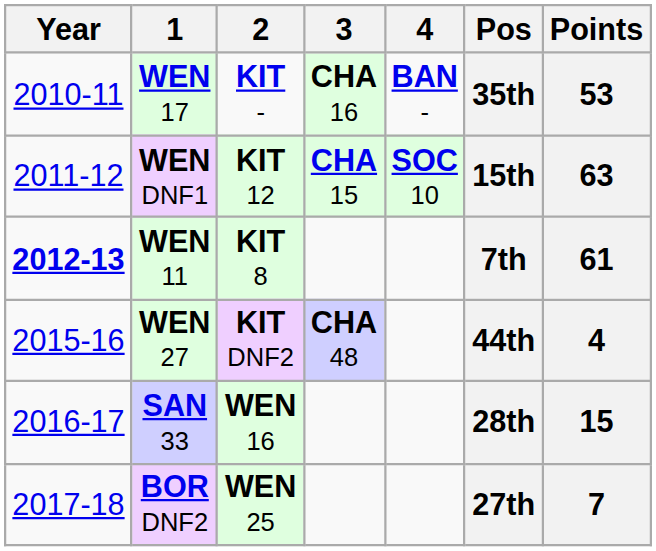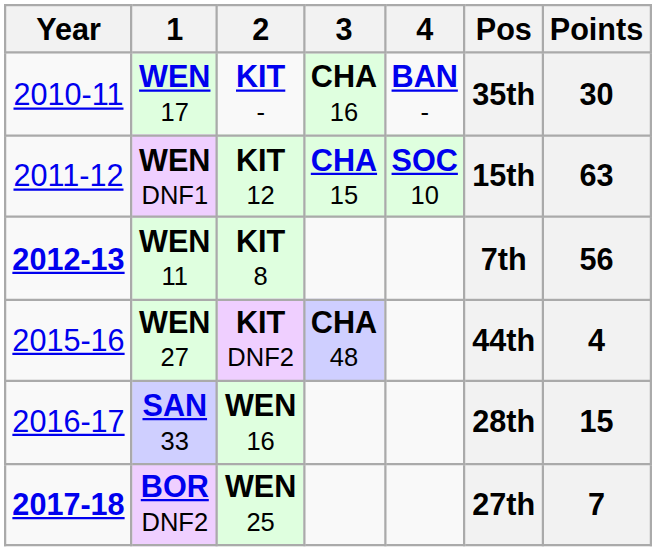(596, 94) 53 -> (596, 94) 30
(596, 258) 61 -> (596, 258) 56
(68, 504) normal -> (68, 504) bold
